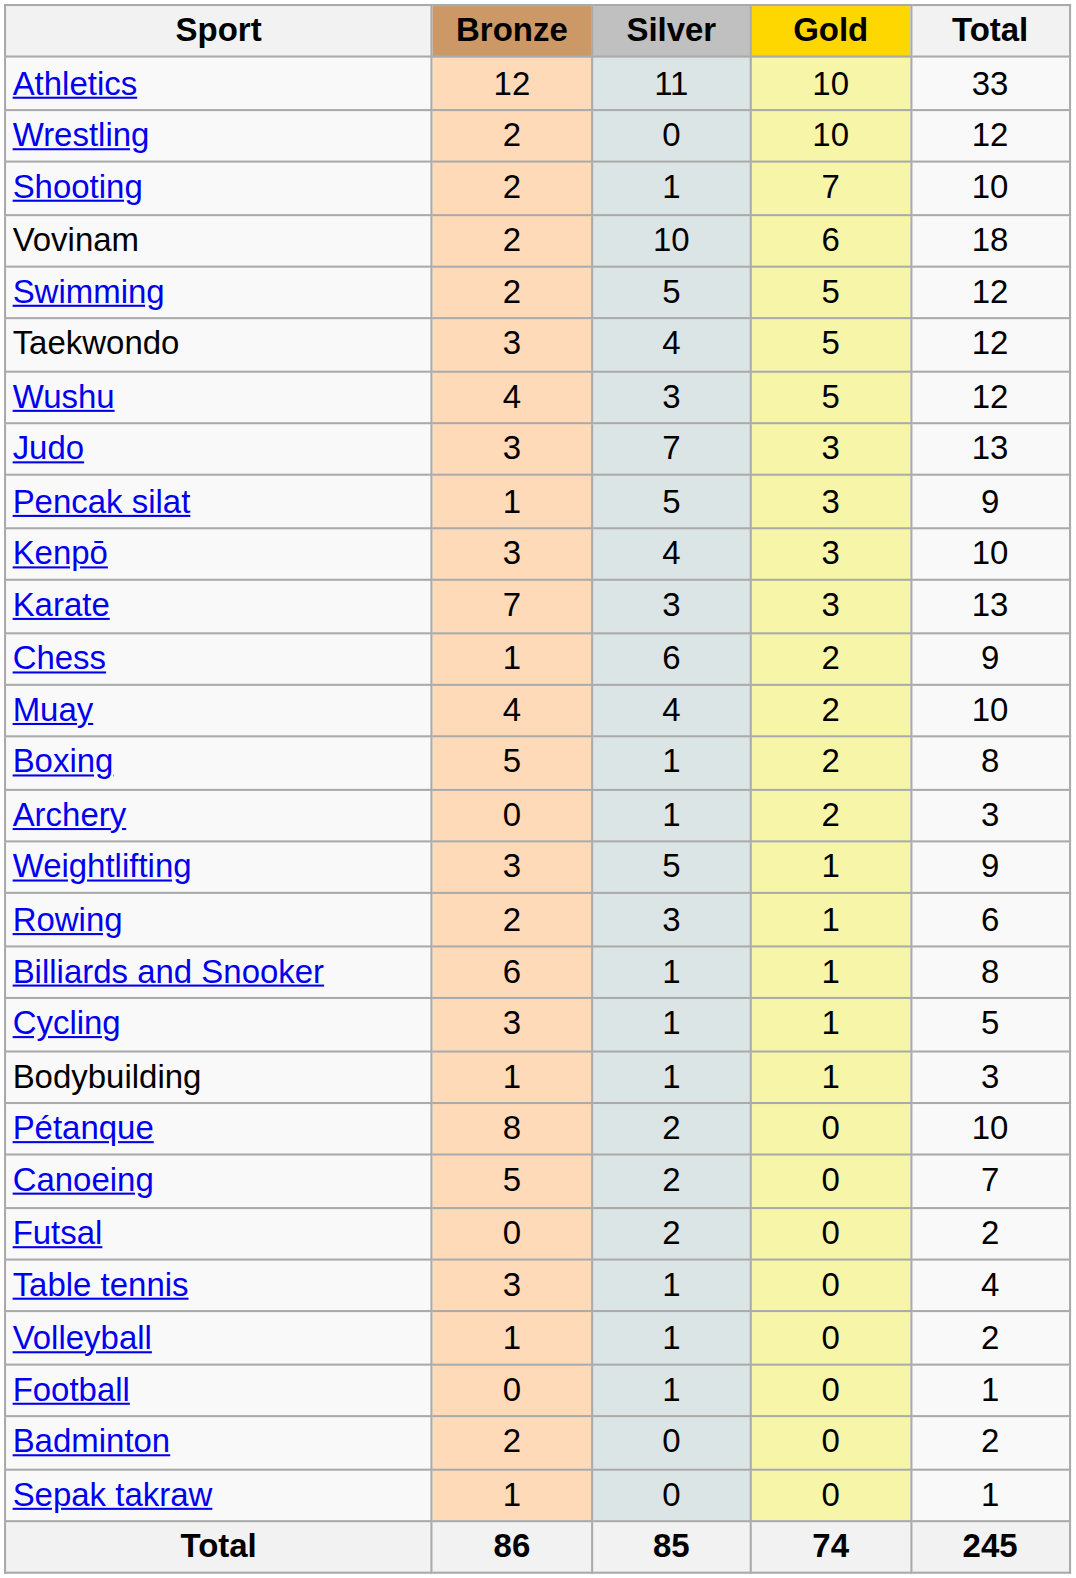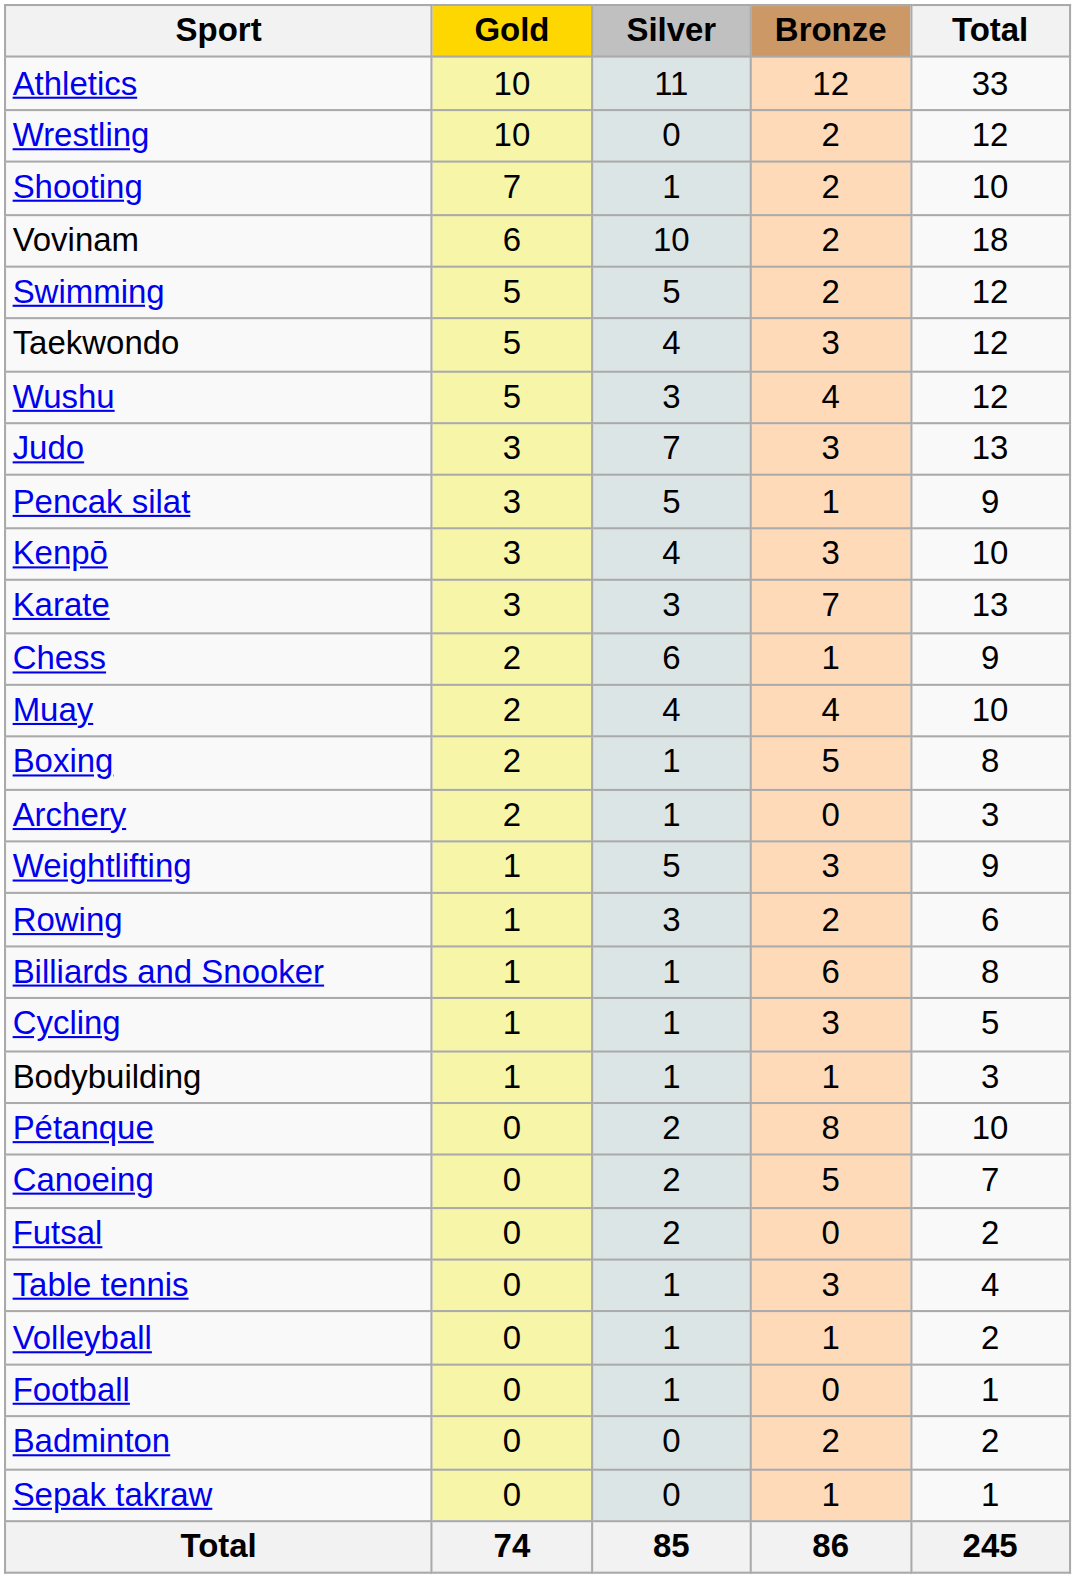columns swapped: (831, 30) <-> (512, 30)
